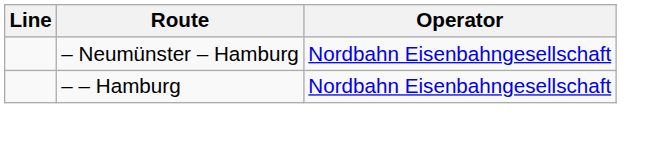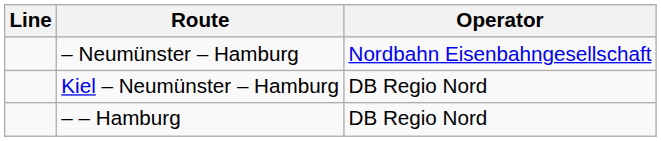+ row: (200, 86)
(460, 86) Nordbahn Eisenbahngesellschaft -> (418, 119) DB Regio Nord
